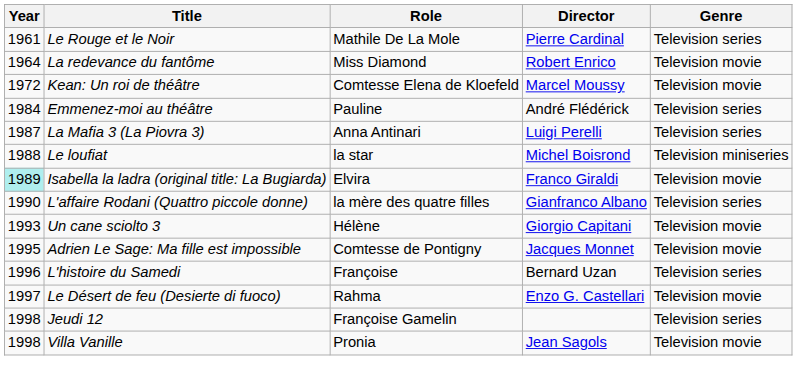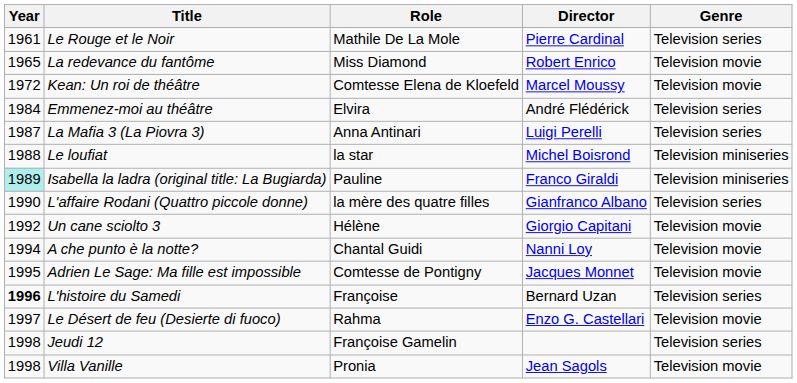(24, 62) 1964 -> (24, 62) 1965
(358, 109) Pauline -> (352, 109) Elvira
(352, 179) Elvira -> (358, 179) Pauline
(708, 179) Television movie -> (721, 179) Television miniseries
(24, 226) 1993 -> (24, 226) 1992
+ row: (123, 249)
(24, 272) normal -> (24, 296) bold
